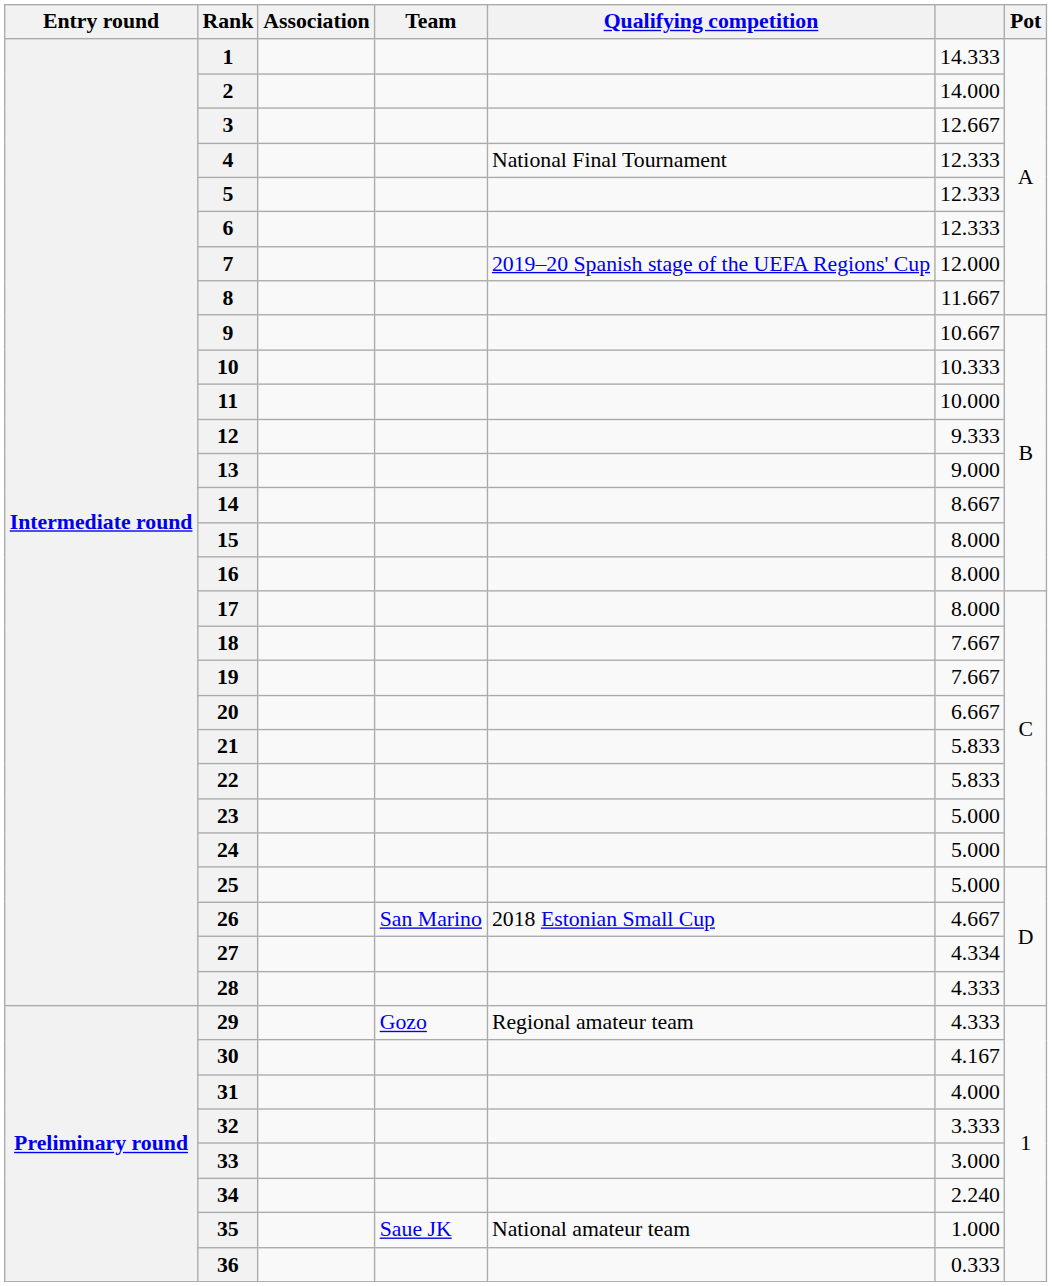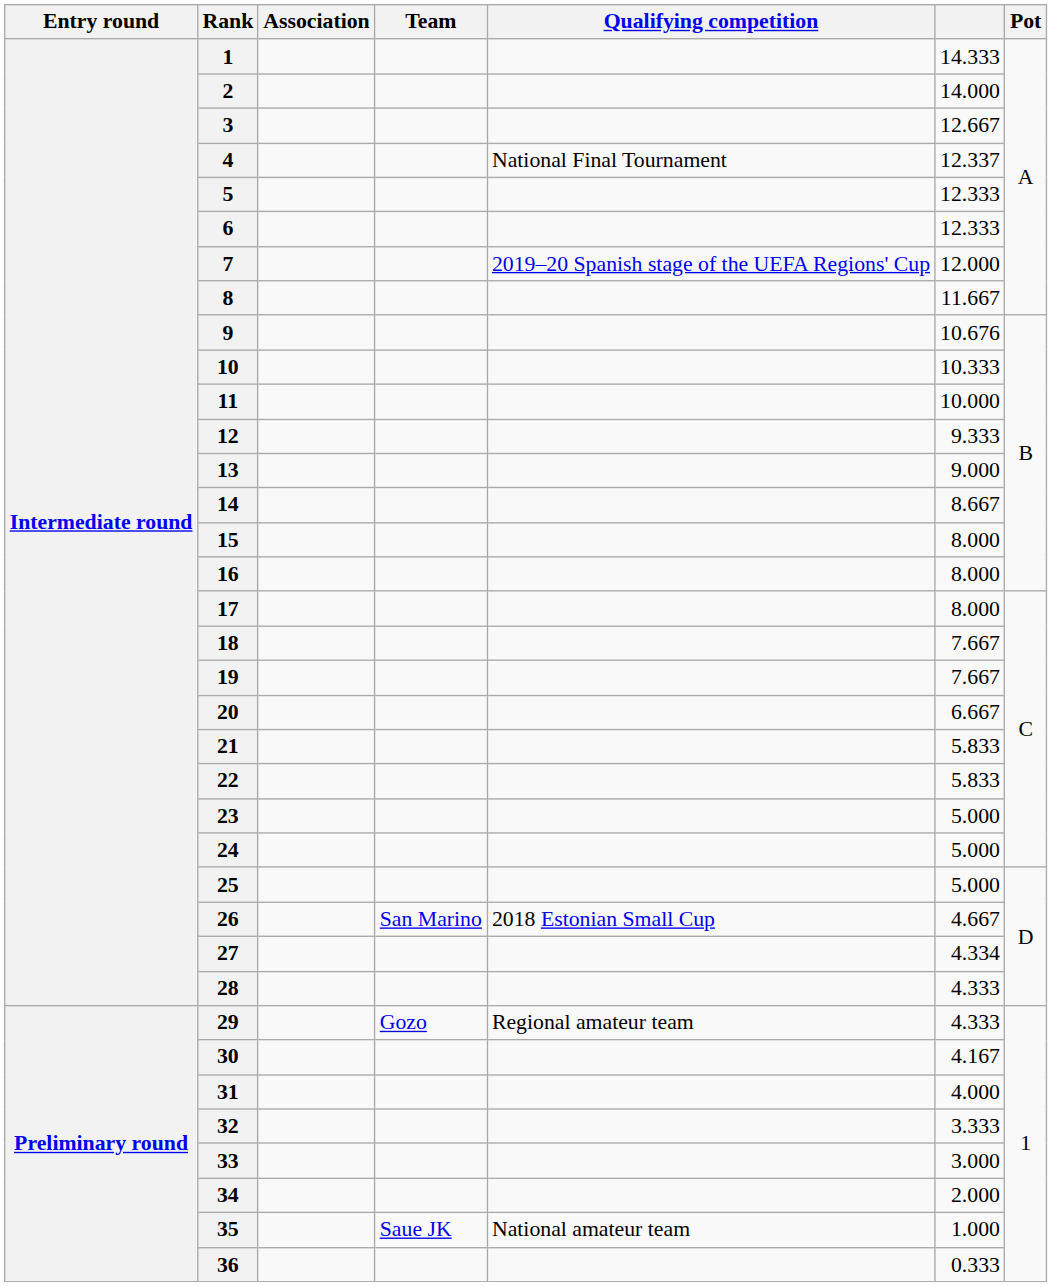(970, 159) 12.333 -> (970, 159) 12.337
(970, 332) 10.667 -> (970, 332) 10.676
(975, 1195) 2.240 -> (975, 1195) 2.000
